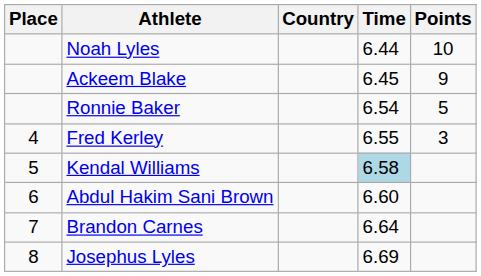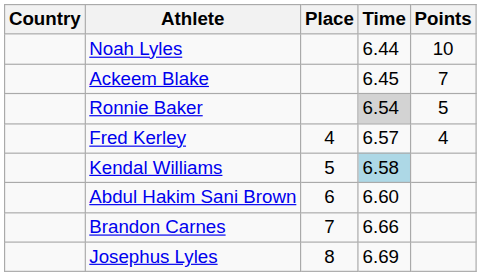columns swapped: (33, 19) <-> (318, 19)
(443, 78) 9 -> (443, 78) 7
(381, 108) no background -> (381, 108) lightgrey background
(381, 138) 6.55 -> (381, 138) 6.57
(443, 138) 3 -> (443, 138) 4
(381, 227) 6.64 -> (381, 227) 6.66
